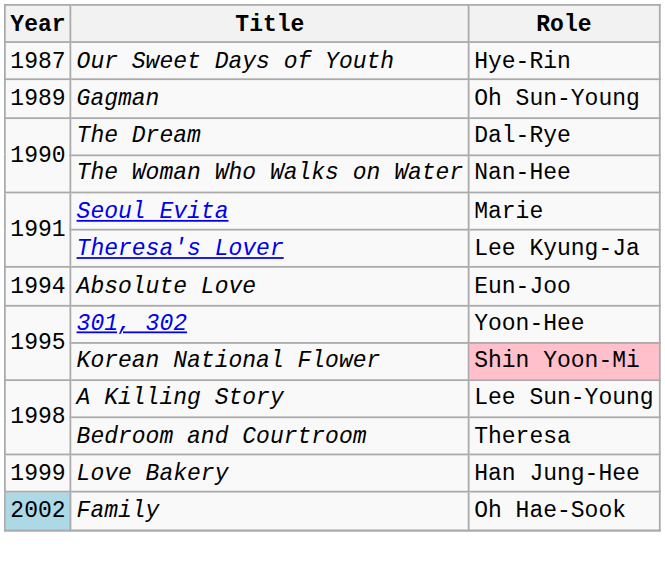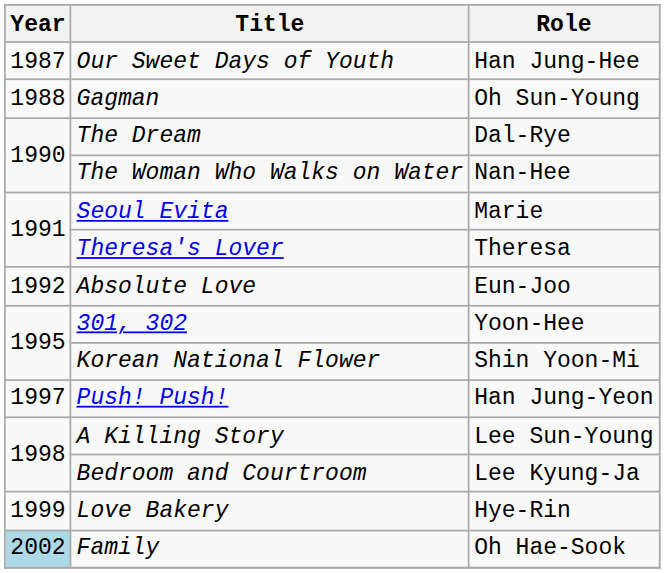(522, 61) Hye-Rin -> (557, 61) Han Jung-Hee
(38, 99) 1989 -> (38, 99) 1988
(557, 249) Lee Kyung-Ja -> (522, 249) Theresa
(38, 286) 1994 -> (38, 286) 1992
(557, 361) pink background -> (557, 361) no background
+ row: (153, 399)
(522, 436) Theresa -> (557, 474) Lee Kyung-Ja
(557, 474) Han Jung-Hee -> (522, 511) Hye-Rin
